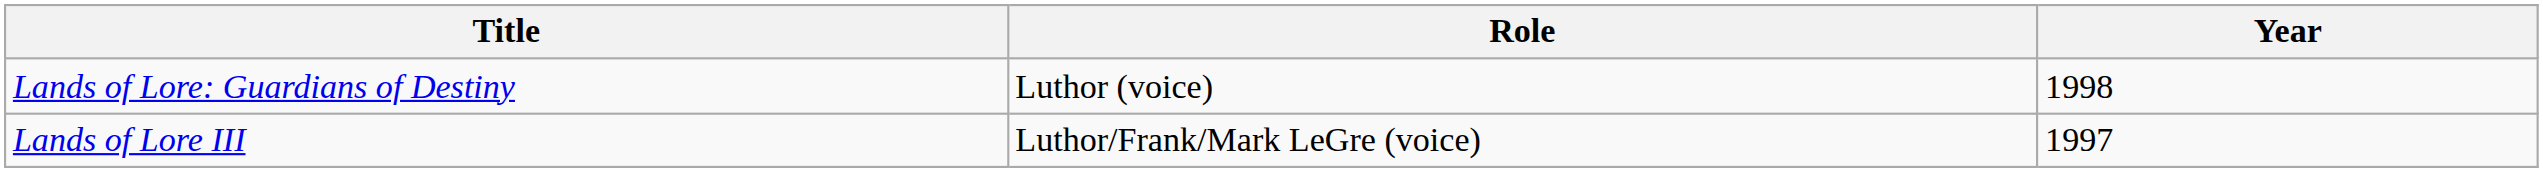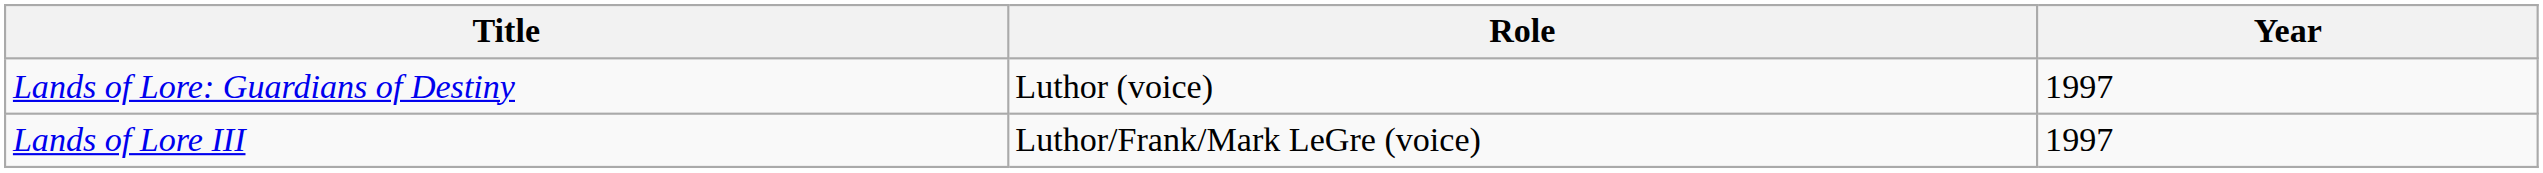(2079, 85) 1998 -> (2079, 85) 1997
